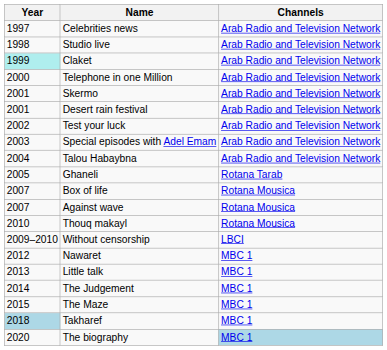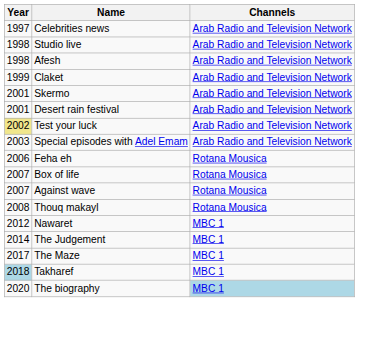+ row: (47, 61)
(18, 61) paleturquoise background -> (18, 77) no background
- row: (118, 77)
(18, 126) no background -> (18, 126) khaki background
- row: (100, 158)
- row: (80, 175)
+ row: (53, 158)
(18, 223) 2010 -> (18, 207) 2008
- row: (106, 239)
- row: (83, 272)
(18, 304) 2015 -> (18, 256) 2017
